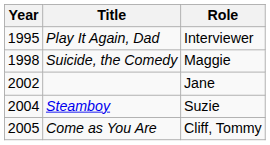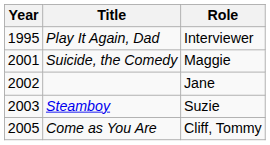(24, 60) 1998 -> (24, 60) 2001
(24, 106) 2004 -> (24, 106) 2003
